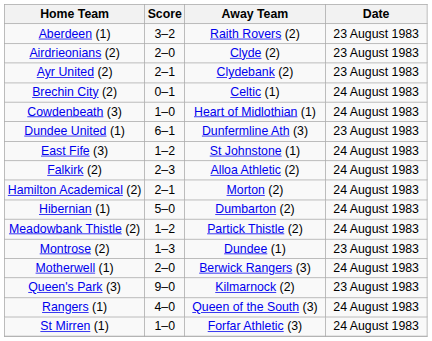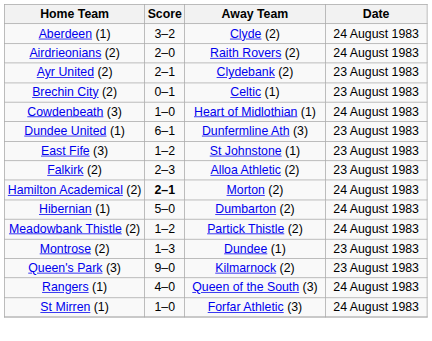(255, 33) Raith Rovers (2) -> (255, 33) Clyde (2)
(376, 33) 23 August 1983 -> (376, 33) 24 August 1983
(255, 53) Clyde (2) -> (255, 53) Raith Rovers (2)
(376, 53) 23 August 1983 -> (376, 53) 24 August 1983
(376, 92) 24 August 1983 -> (376, 92) 23 August 1983
(376, 151) 24 August 1983 -> (376, 151) 23 August 1983
(376, 170) 24 August 1983 -> (376, 170) 23 August 1983
(165, 190) normal -> (165, 190) bold
- row: (75, 268)
